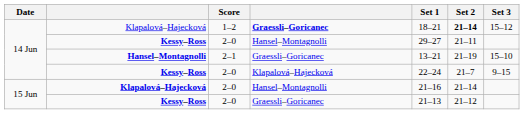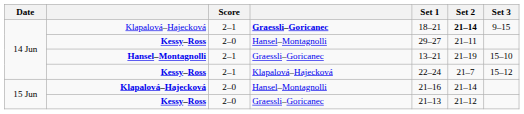(229, 27) 1–2 -> (229, 27) 2–1
(501, 27) 15–12 -> (501, 27) 9–15
(229, 72) 2–0 -> (229, 72) 2–1
(501, 72) 9–15 -> (501, 72) 15–12
